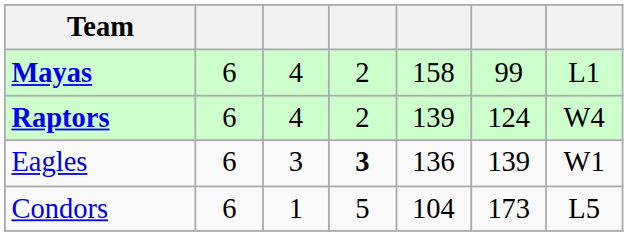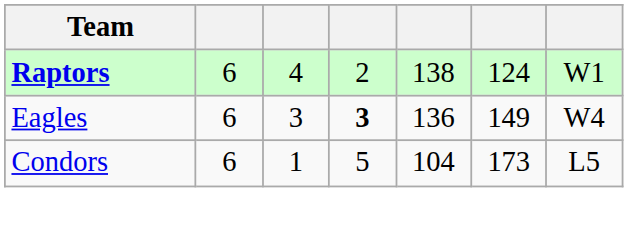- row: (52, 72)
(433, 117) 139 -> (433, 72) 138
(584, 117) W4 -> (584, 72) W1
(509, 162) 139 -> (509, 117) 149
(584, 162) W1 -> (584, 117) W4
